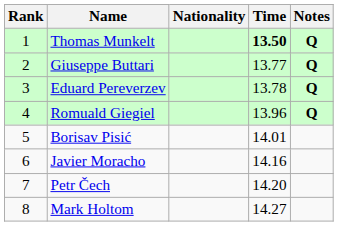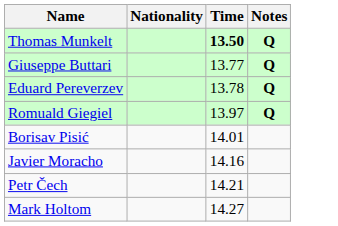- column: (26, 16)
(269, 112) 13.96 -> (227, 112) 13.97
(269, 185) 14.20 -> (227, 185) 14.21
